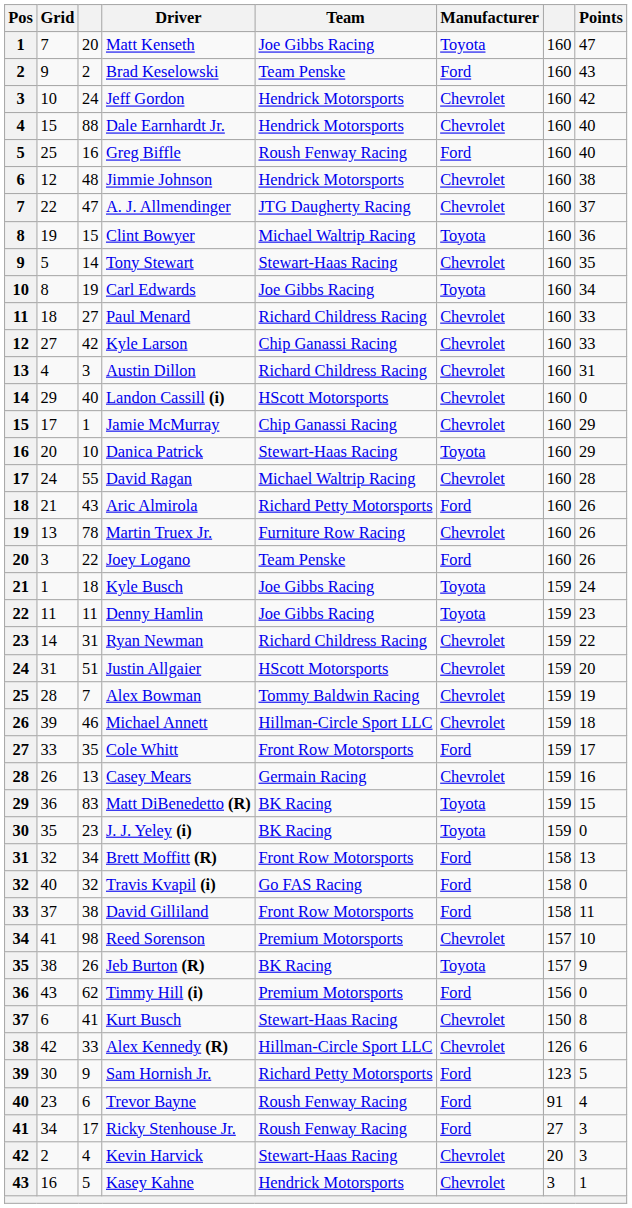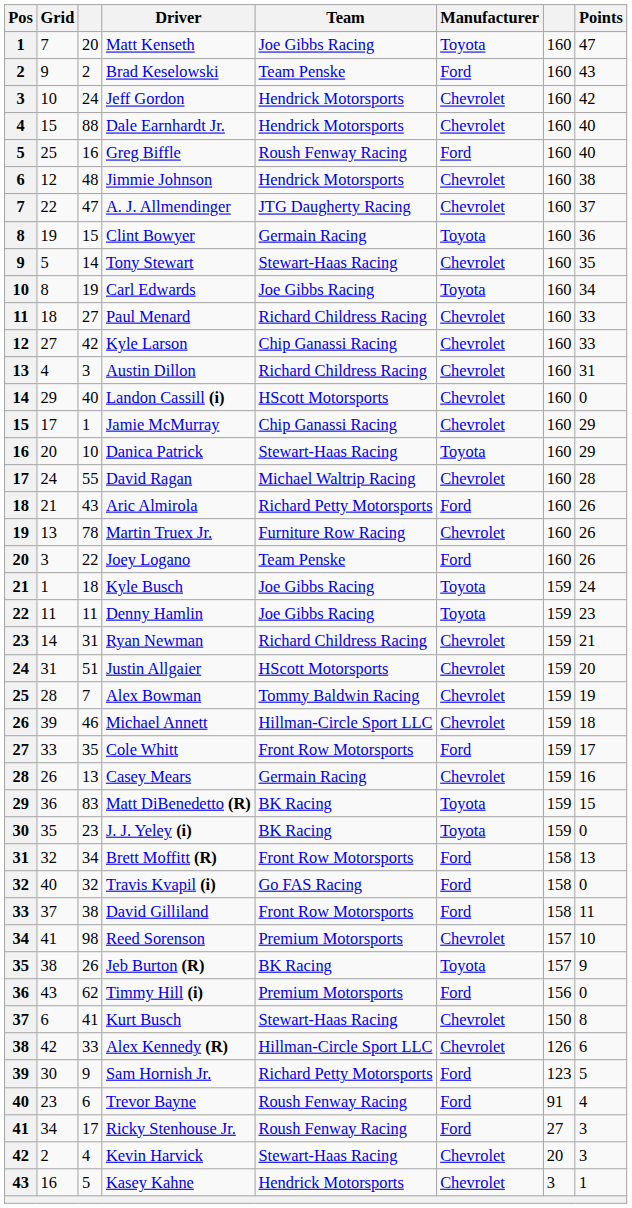(337, 234) Michael Waltrip Racing -> (312, 234) Germain Racing
(587, 640) 22 -> (587, 640) 21
